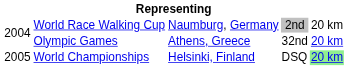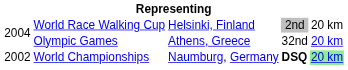(223, 25) Naumburg, Germany -> (212, 25) Helsinki, Finland
(17, 57) 2005 -> (17, 57) 2002
(212, 57) Helsinki, Finland -> (223, 57) Naumburg, Germany
(294, 57) normal -> (294, 57) bold
